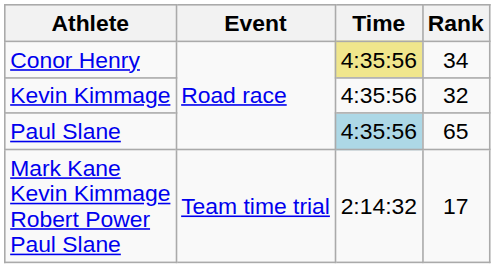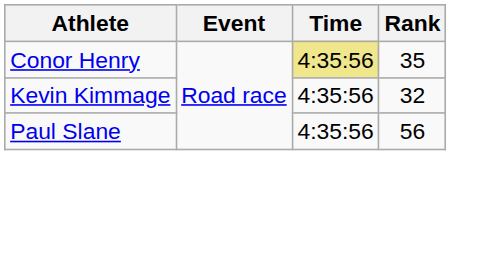(456, 59) 34 -> (413, 59) 35
(379, 132) lightblue background -> (336, 132) no background
(456, 132) 65 -> (413, 132) 56
- row: (90, 206)
